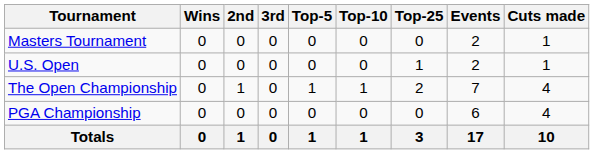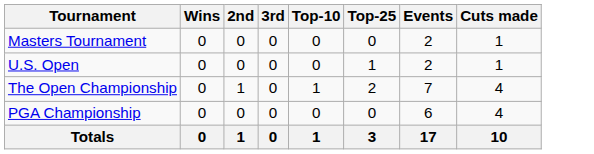- column: (312, 16)
